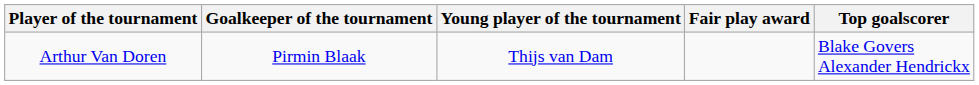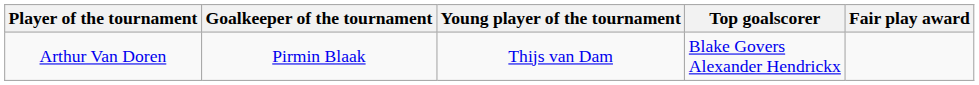columns swapped: (894, 18) <-> (749, 18)
